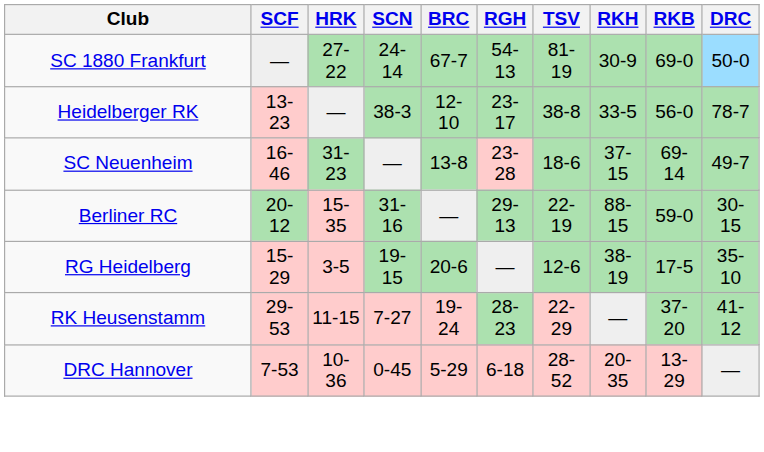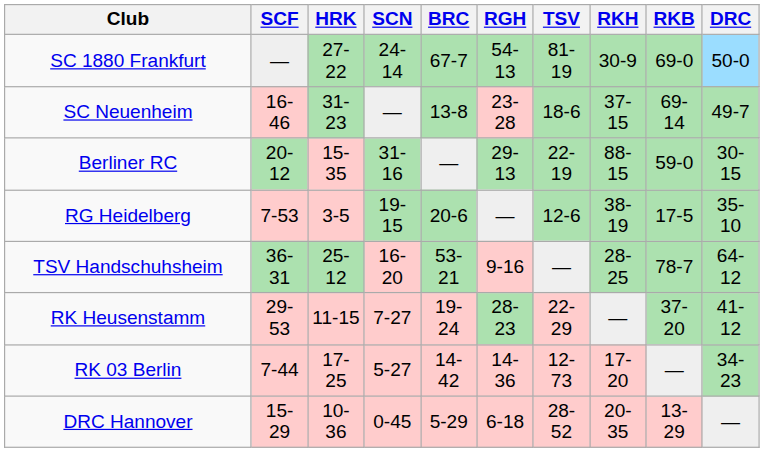- row: (128, 112)
(280, 266) 15-29 -> (280, 215) 7-53
+ row: (128, 266)
+ row: (128, 370)
(280, 370) 7-53 -> (280, 421) 15-29
